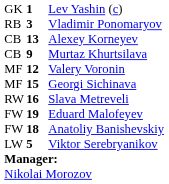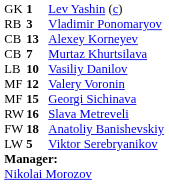(29, 54) 9 -> (29, 54) 7
+ row: (88, 69)
- row: (96, 114)
